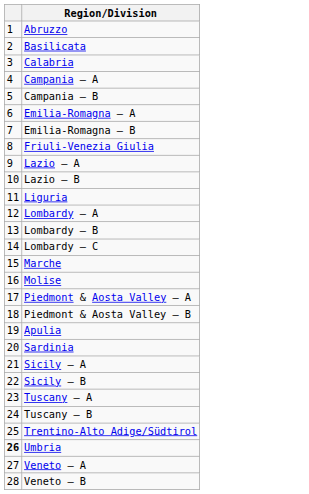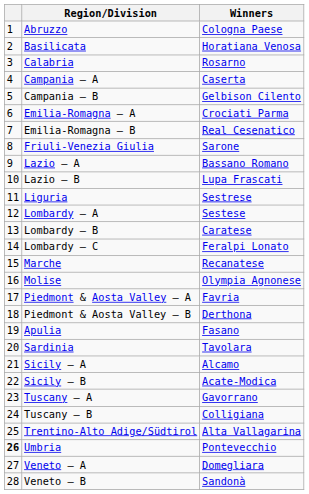+ column: (252, 13)
